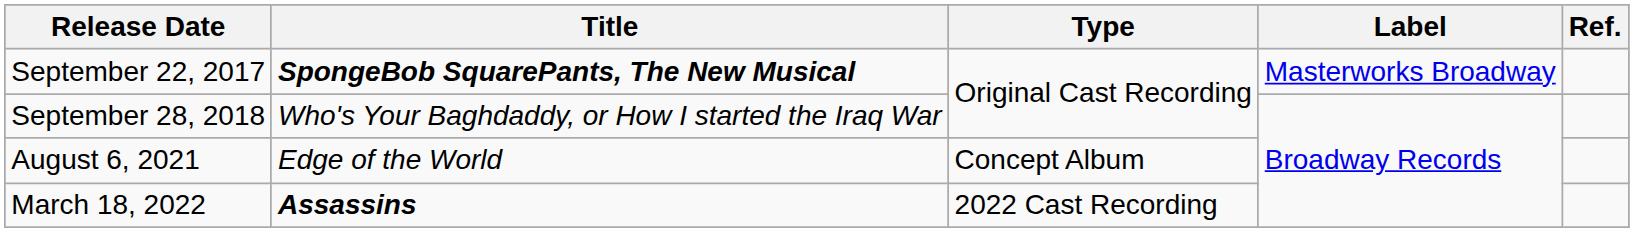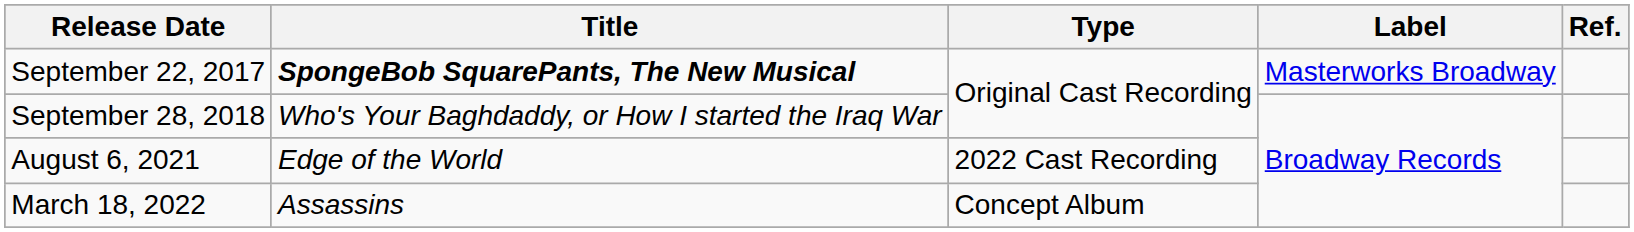(1050, 159) Concept Album -> (1086, 159) 2022 Cast Recording
(347, 204) bold -> (341, 204) normal
(1086, 204) 2022 Cast Recording -> (1050, 204) Concept Album
